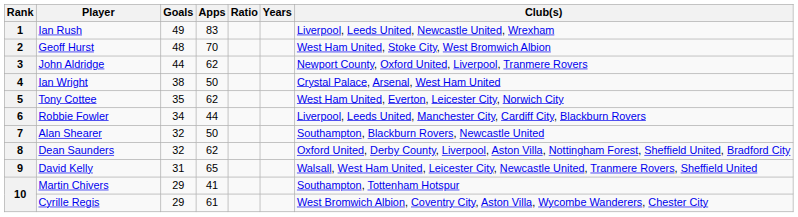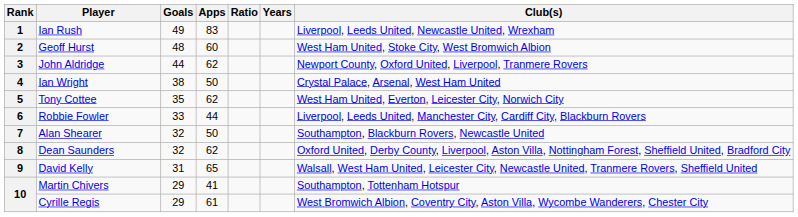(212, 47) 70 -> (212, 47) 60
(178, 116) 34 -> (178, 116) 33
